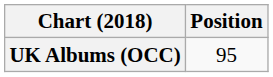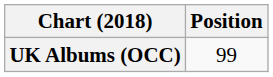(226, 54) 95 -> (226, 54) 99
